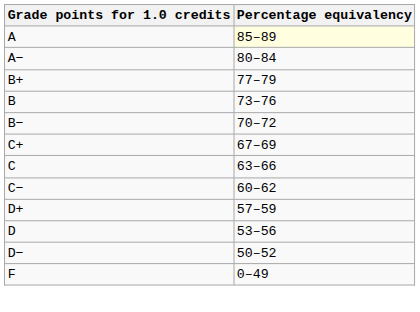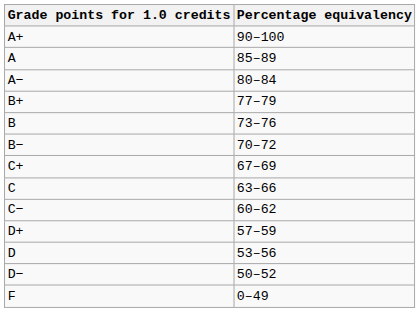+ row: (16, 37)
(257, 37) lightyellow background -> (257, 59) no background
